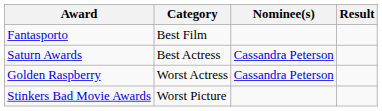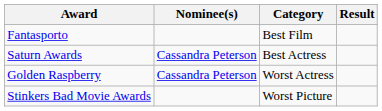columns swapped: (192, 14) <-> (284, 14)
